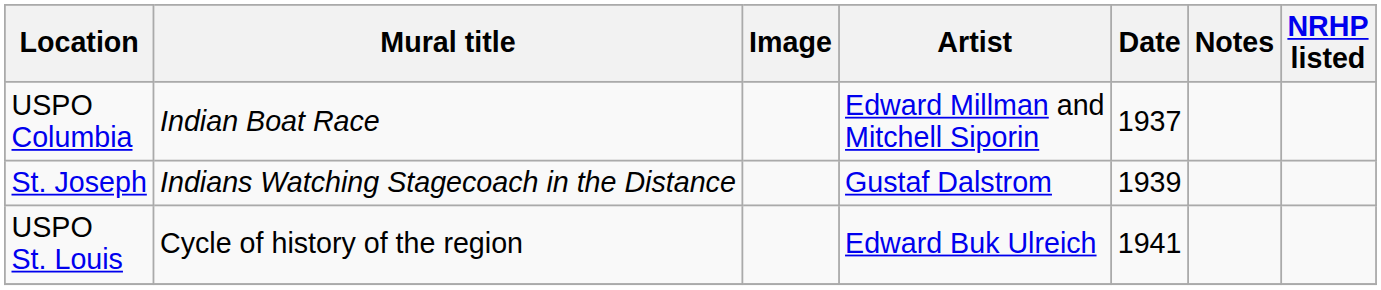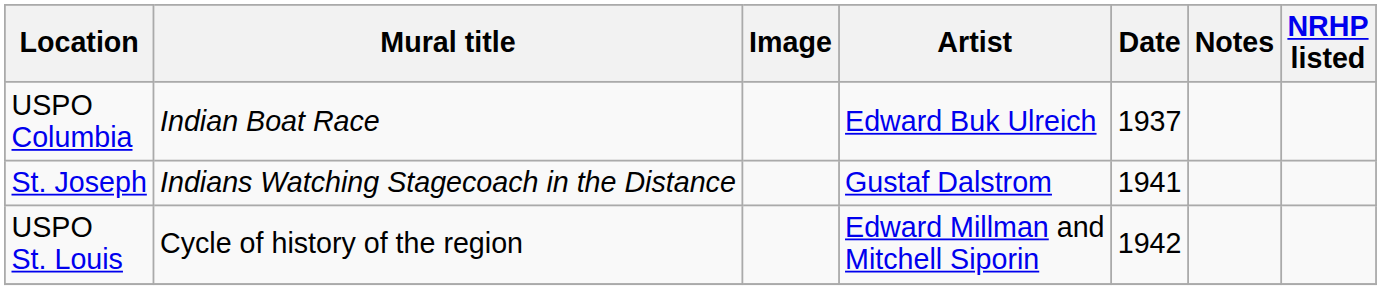(975, 120) Edward Millman and Mitchell Siporin -> (971, 120) Edward Buk Ulreich
(1150, 182) 1939 -> (1150, 182) 1941
(971, 244) Edward Buk Ulreich -> (975, 244) Edward Millman and Mitchell Siporin
(1150, 244) 1941 -> (1150, 244) 1942
